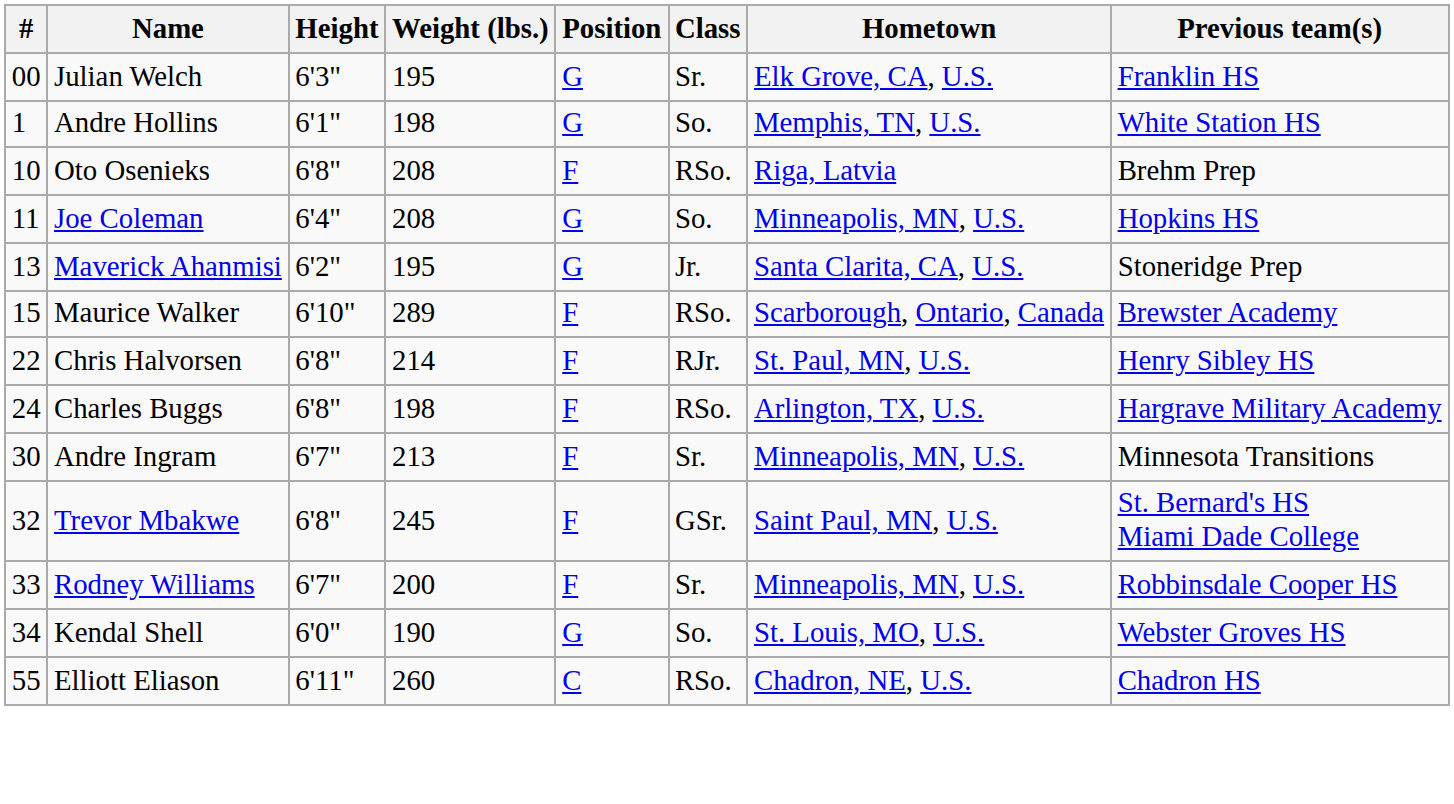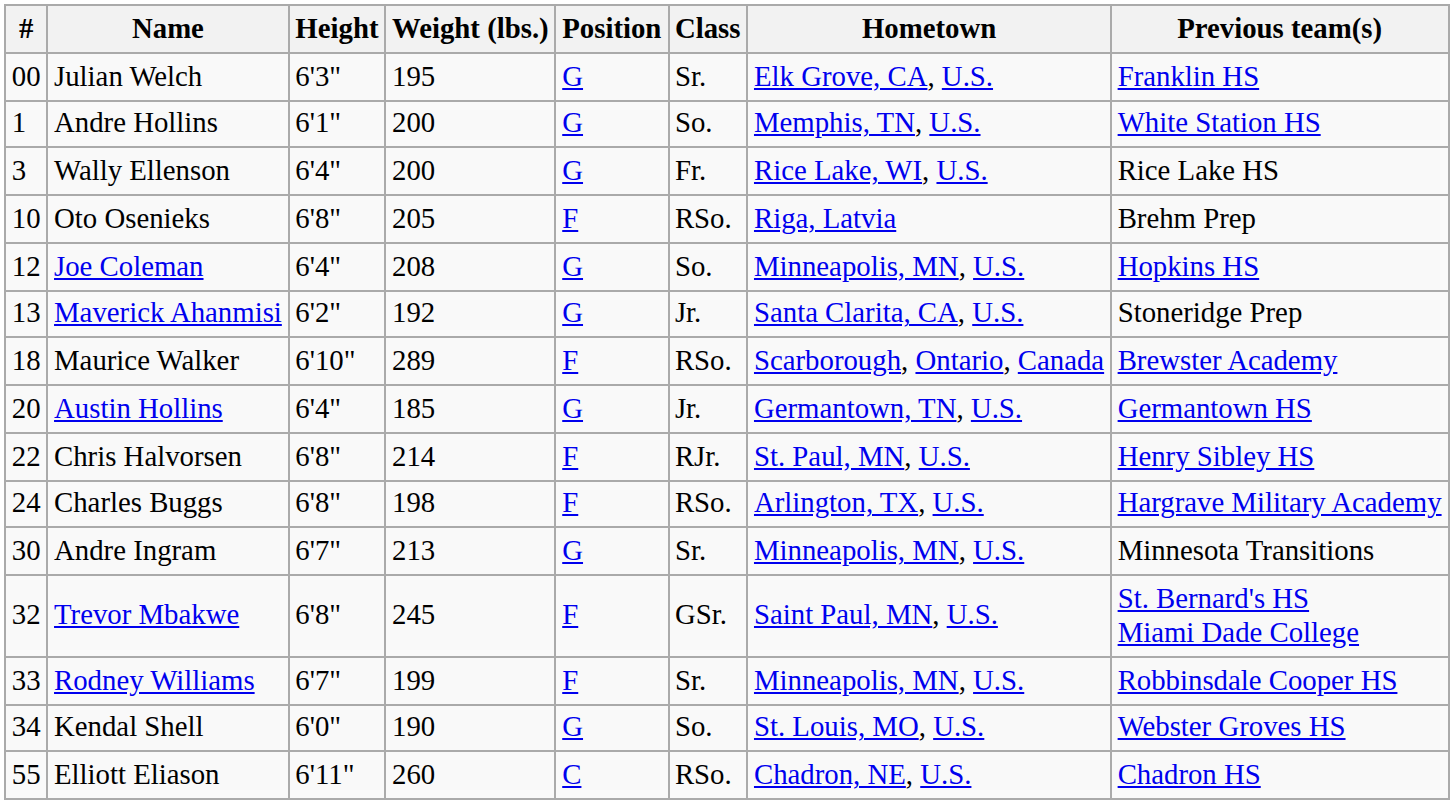(414, 123) 198 -> (414, 123) 200
+ row: (142, 171)
(414, 171) 208 -> (414, 218) 205
(26, 218) 11 -> (26, 266) 12
(414, 266) 195 -> (414, 313) 192
(26, 313) 15 -> (26, 361) 18
+ row: (138, 408)
(570, 456) F -> (573, 551) G
(414, 585) 200 -> (414, 680) 199
